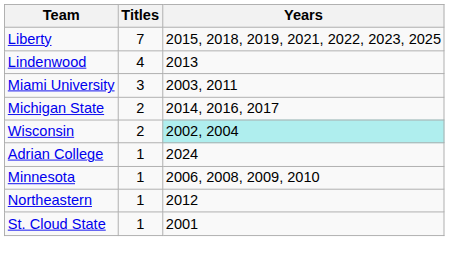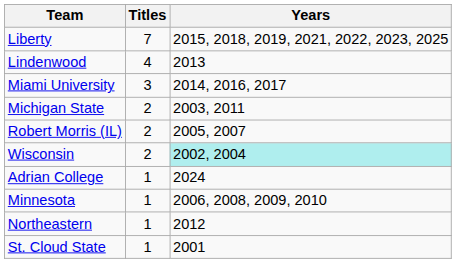(202, 85) 2003, 2011 -> (230, 85) 2014, 2016, 2017
(222, 108) 2014, 2016, 2017 -> (209, 108) 2003, 2011
+ row: (65, 131)
